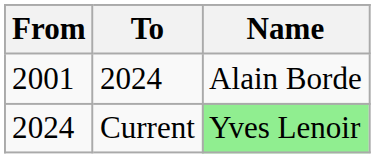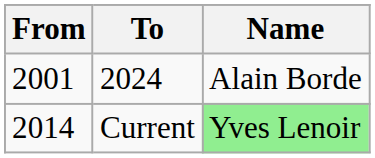(43, 127) 2024 -> (43, 127) 2014
